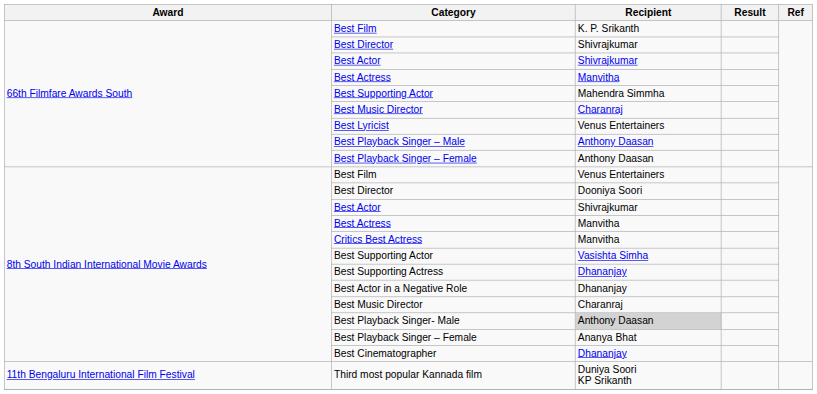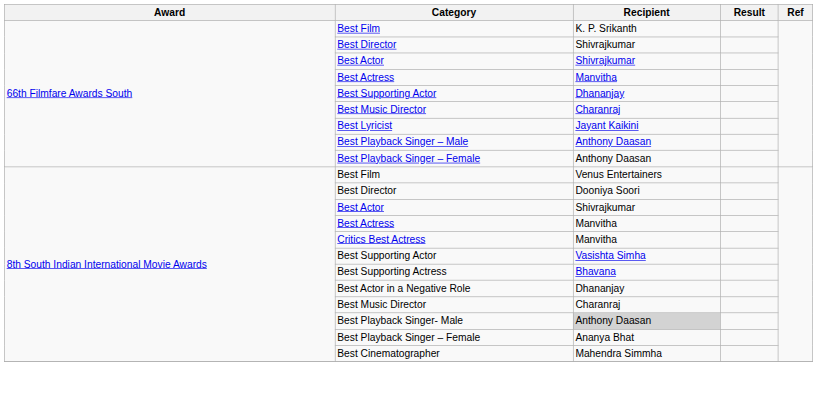(621, 93) Mahendra Simmha -> (600, 93) Dhananjay
(621, 126) Venus Entertainers -> (607, 126) Jayant Kaikini
(602, 272) Dhananjay -> (596, 272) Bhavana
(602, 353) Dhananjay -> (619, 353) Mahendra Simmha
- row: (101, 375)
